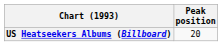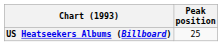(196, 34) 20 -> (196, 34) 25
